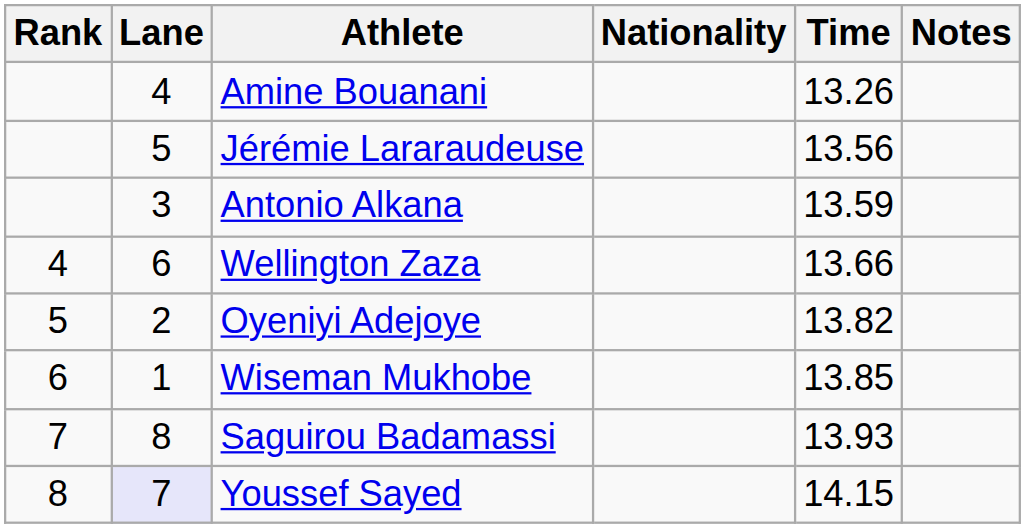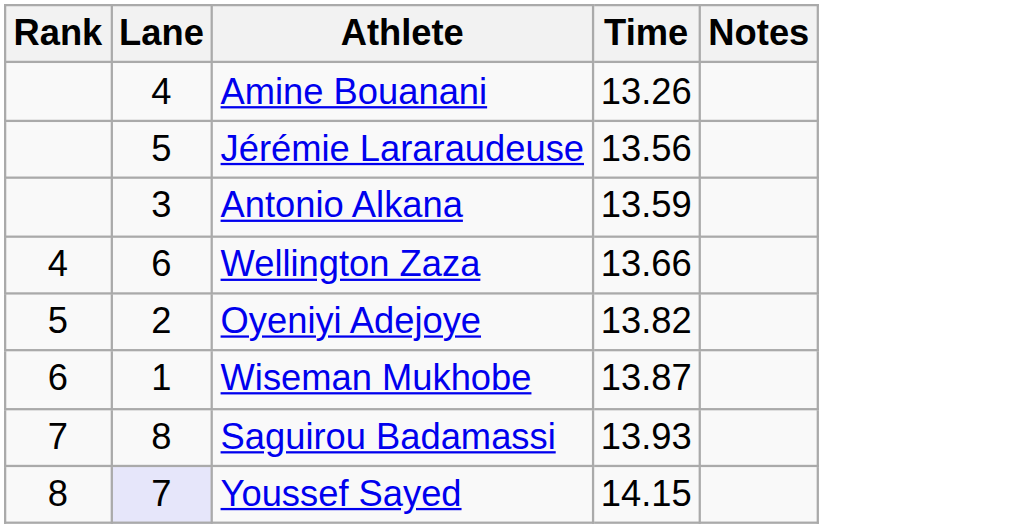- column: (694, 33)
(849, 378) 13.85 -> (646, 378) 13.87
